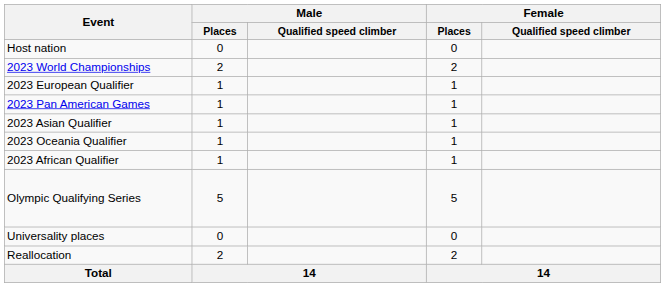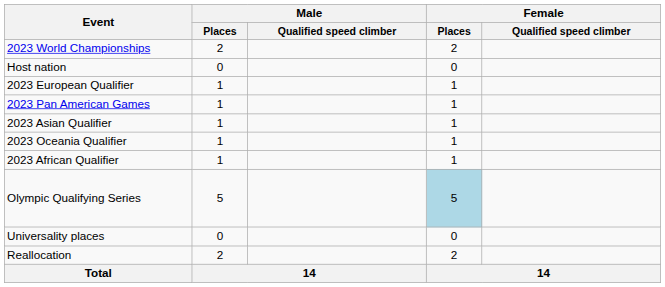rows swapped: (37, 48) <-> (79, 67)
(454, 198) no background -> (454, 198) lightblue background
